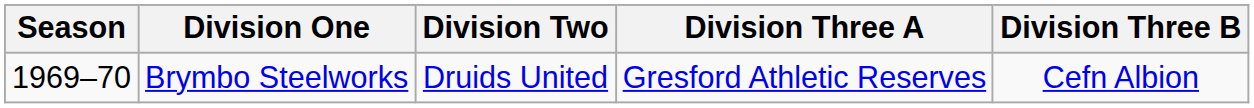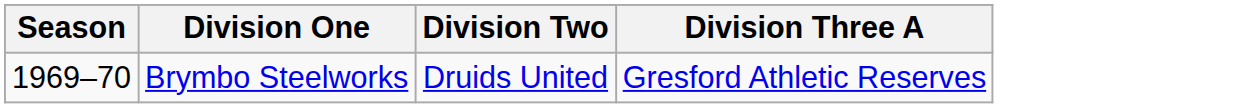- column: (1121, 28)
